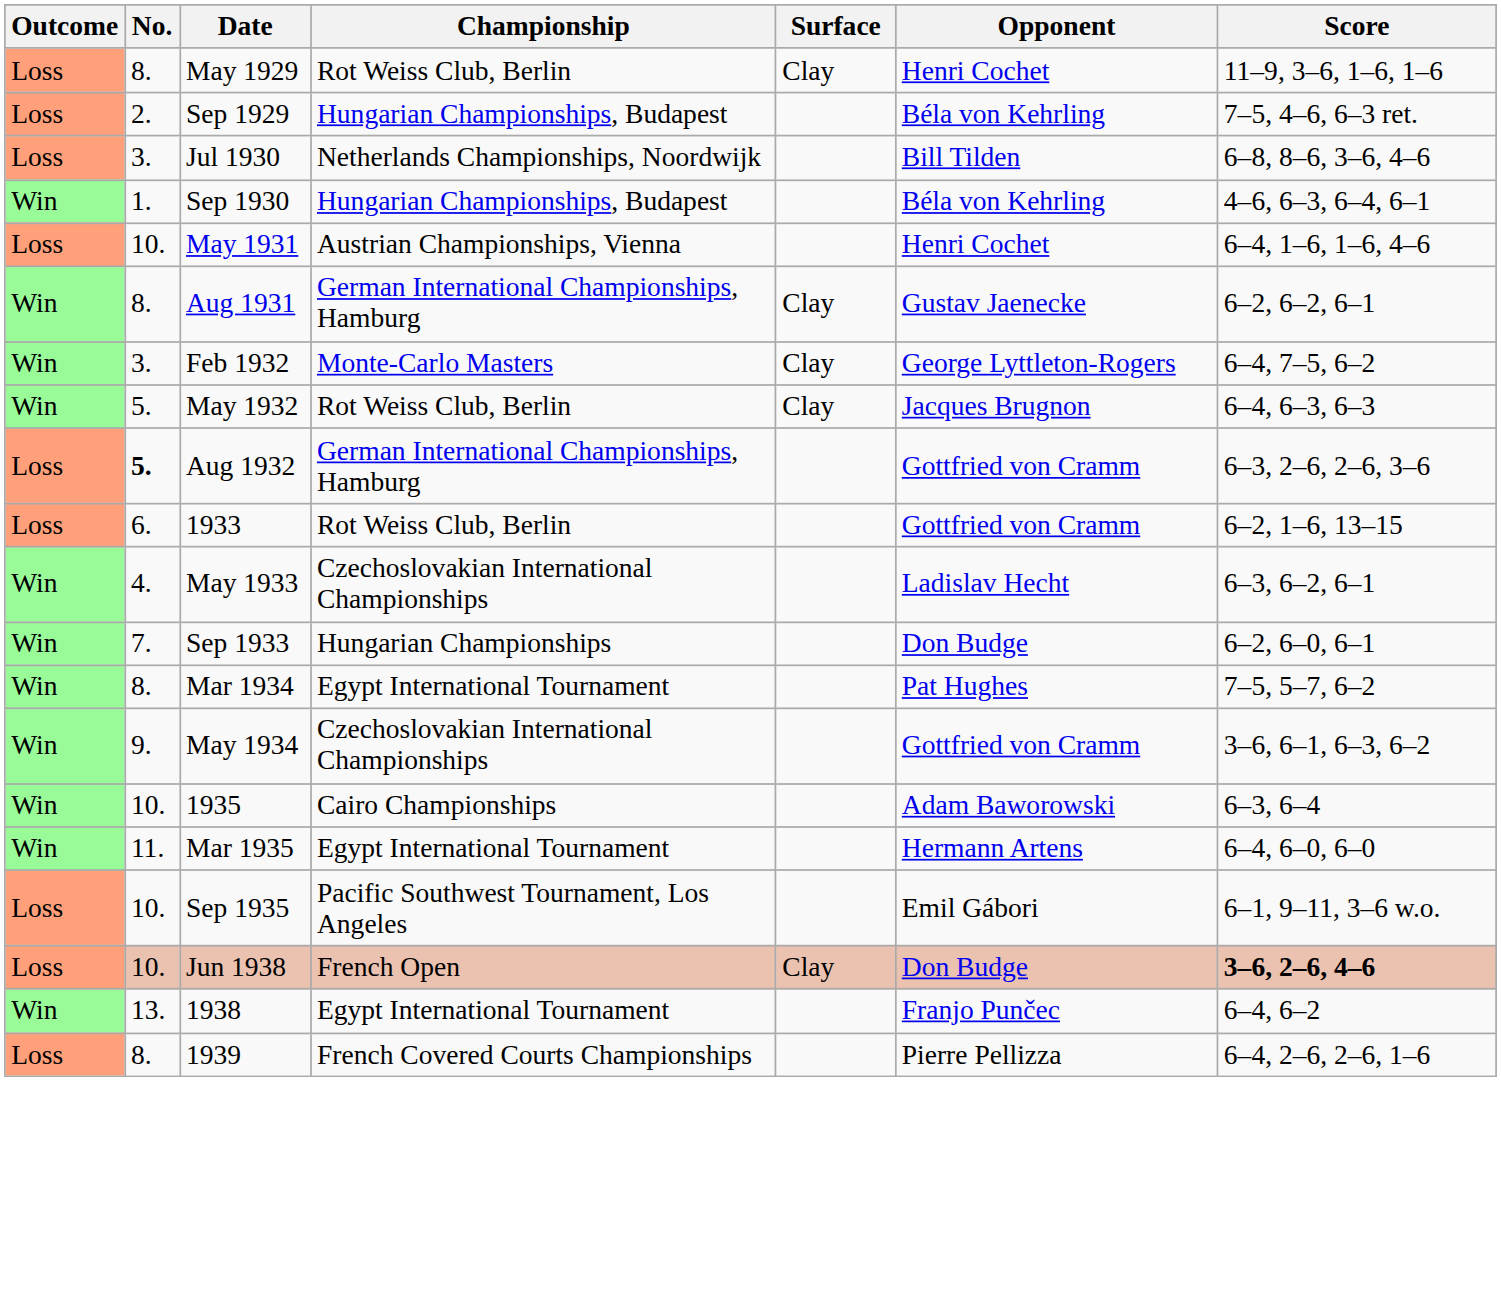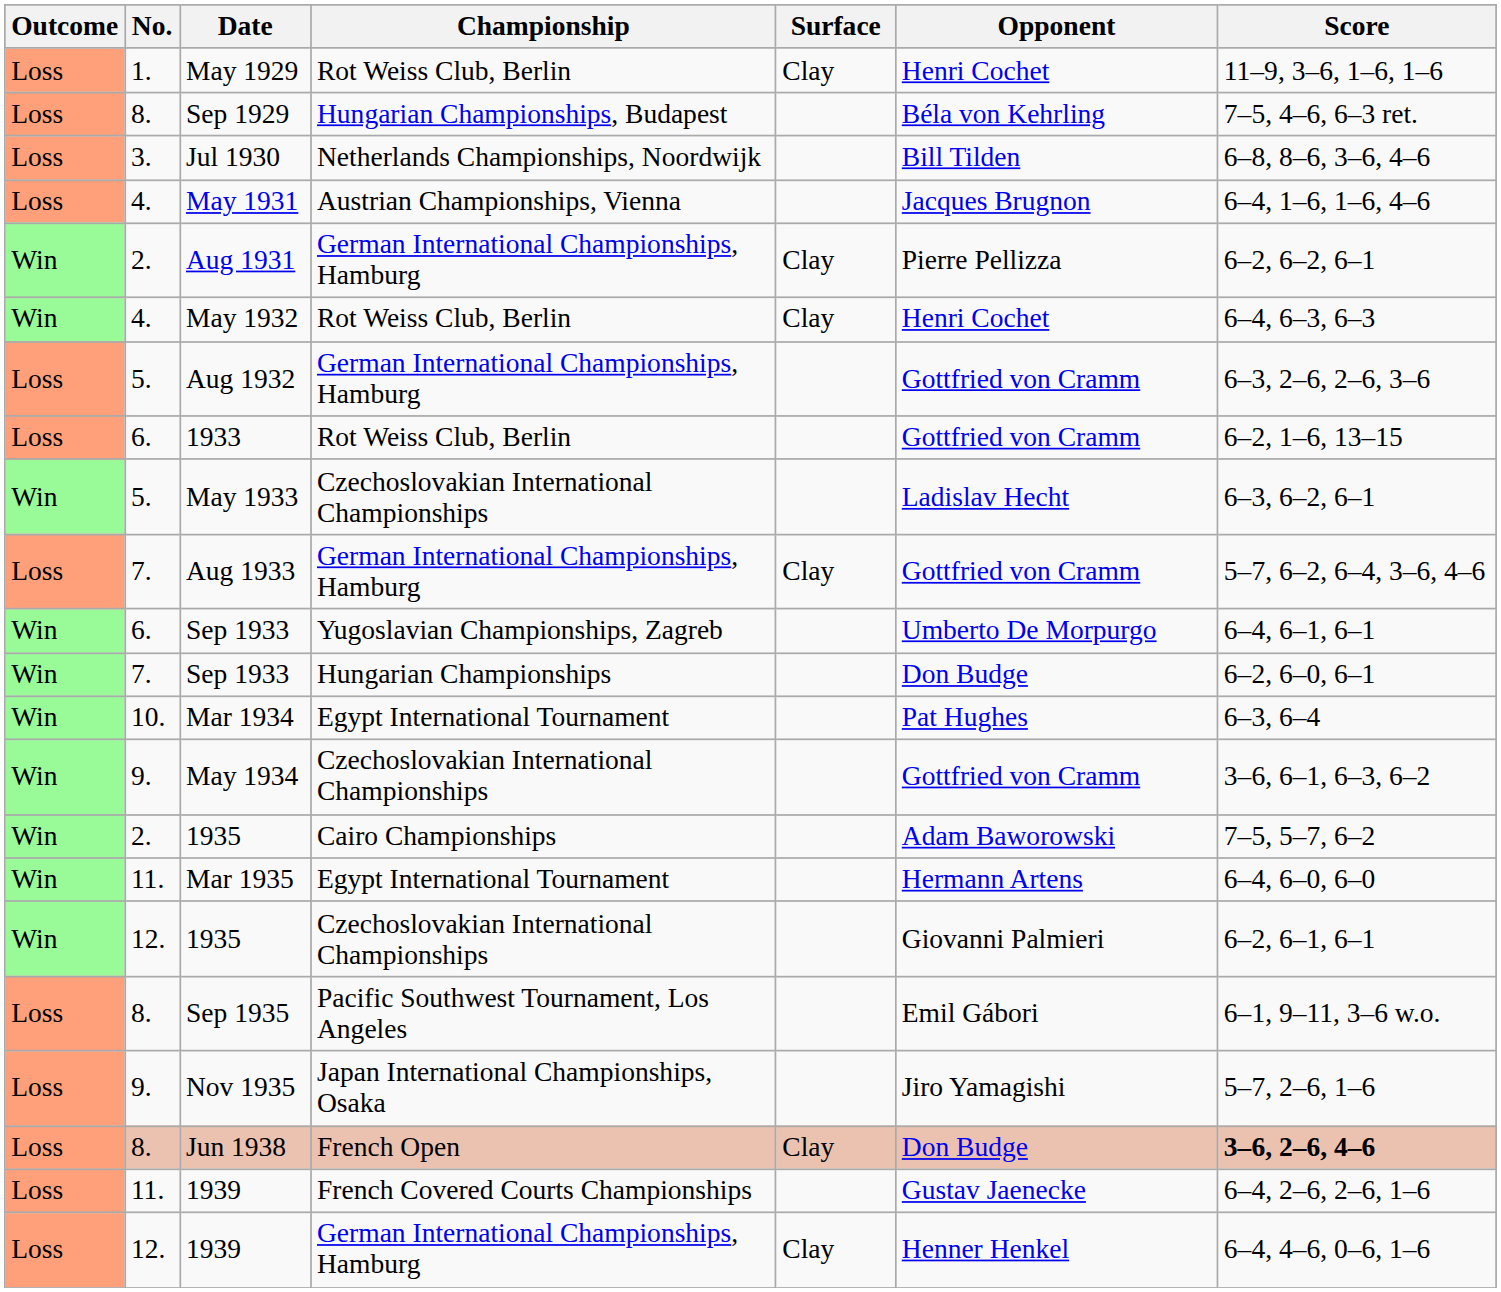(141, 69) 8. -> (141, 69) 1.
(141, 113) 2. -> (141, 113) 8.
- row: (238, 200)
(148, 244) 10. -> (141, 200) 4.
(976, 244) Henri Cochet -> (996, 200) Jacques Brugnon
(141, 303) 8. -> (141, 260) 2.
(994, 303) Gustav Jaenecke -> (982, 260) Pierre Pellizza
- row: (238, 362)
(141, 406) 5. -> (141, 319) 4.
(996, 406) Jacques Brugnon -> (976, 319) Henri Cochet
(141, 465) bold -> (141, 378) normal
(141, 583) 4. -> (141, 496) 5.
+ row: (241, 571)
+ row: (238, 630)
(141, 686) 8. -> (148, 717) 10.
(1300, 686) 7–5, 5–7, 6–2 -> (1272, 717) 6–3, 6–4
(148, 804) 10. -> (141, 835) 2.
(1272, 804) 6–3, 6–4 -> (1300, 835) 7–5, 5–7, 6–2
+ row: (213, 938)
(148, 907) 10. -> (141, 1013) 8.
+ row: (241, 1087)
(148, 966) 10. -> (141, 1146) 8.
- row: (213, 1010)
(141, 1054) 8. -> (148, 1190) 11.
(982, 1054) Pierre Pellizza -> (994, 1190) Gustav Jaenecke
+ row: (213, 1249)
